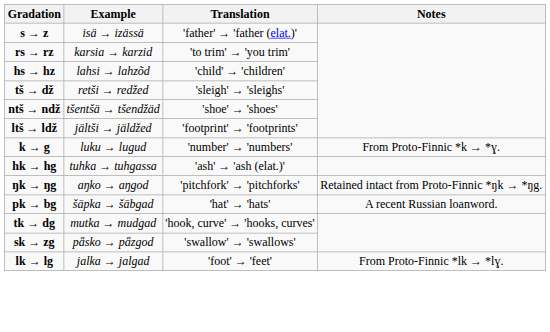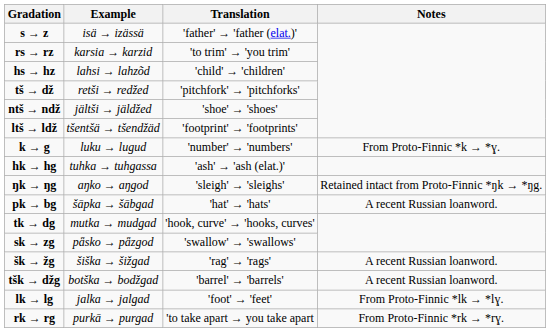(240, 90) 'sleigh' → 'sleighs' -> (240, 90) 'pitchfork' → 'pitchforks'
(113, 109) tšentšä → tšendžäd -> (113, 109) jältši → jäldžed
(113, 128) jältši → jäldžed -> (113, 128) tšentšä → tšendžäd
(240, 185) 'pitchfork' → 'pitchforks' -> (240, 185) 'sleigh' → 'sleighs'
+ row: (34, 261)
+ row: (34, 280)
+ row: (34, 318)
